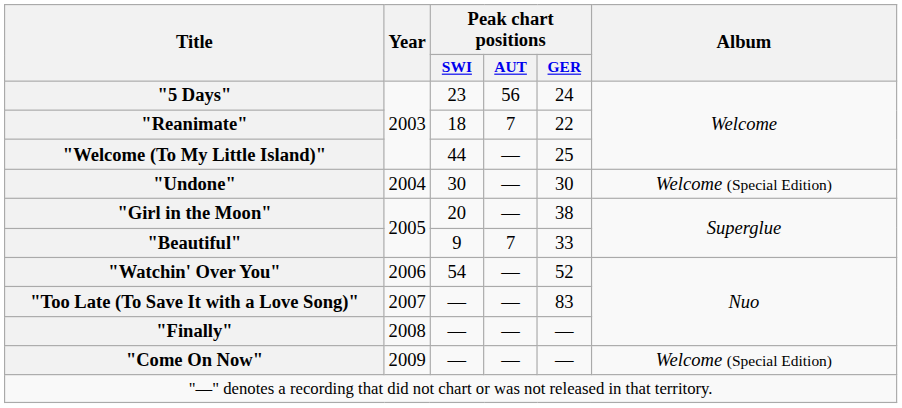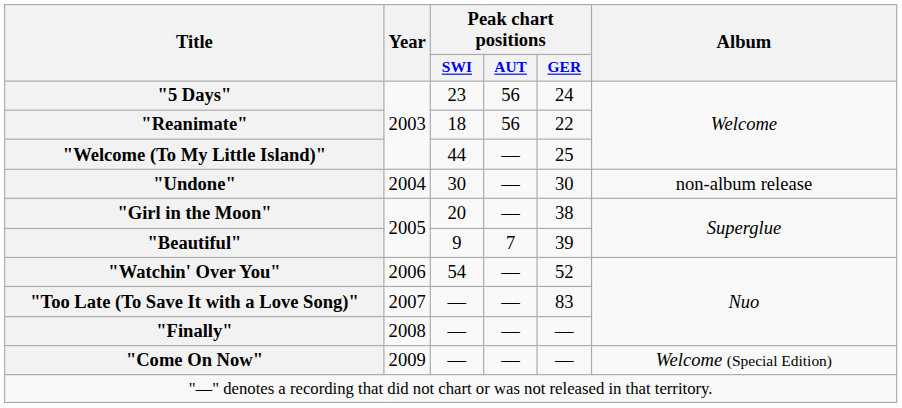(511, 124) 7 -> (511, 124) 56
(744, 183) Welcome (Special Edition) -> (744, 183) non-album release
(564, 242) 33 -> (564, 242) 39
